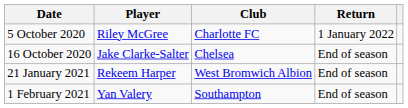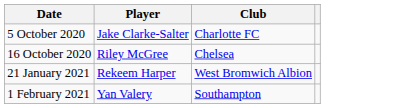- column: (356, 14)
(132, 34) Riley McGree -> (143, 34) Jake Clarke-Salter
(143, 53) Jake Clarke-Salter -> (132, 53) Riley McGree
